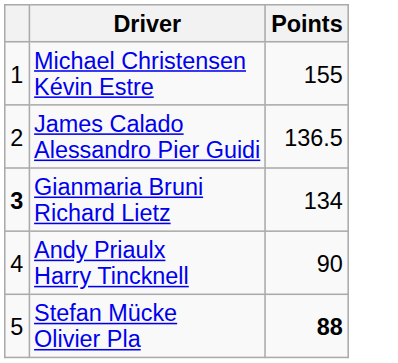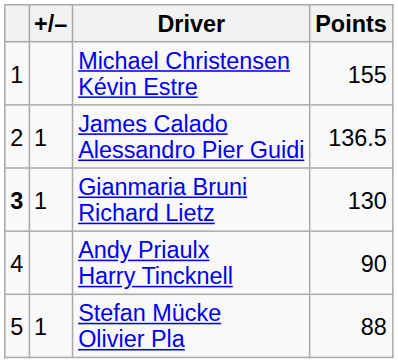+ column: (51, 23)
(323, 200) 134 -> (367, 200) 130
(330, 327) bold -> (374, 327) normal
